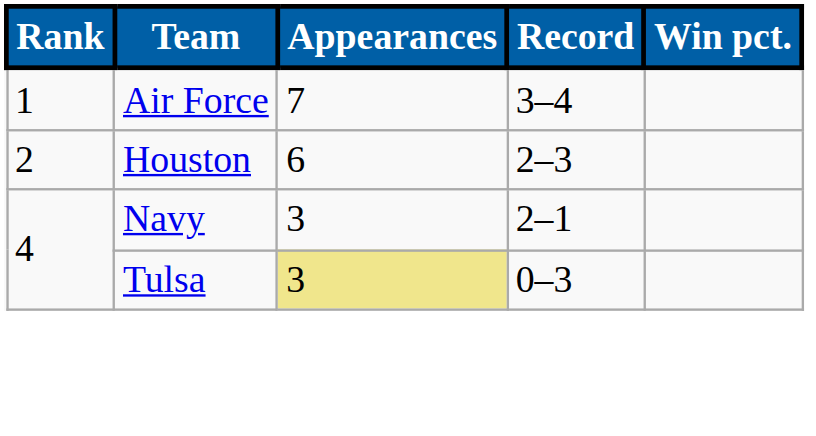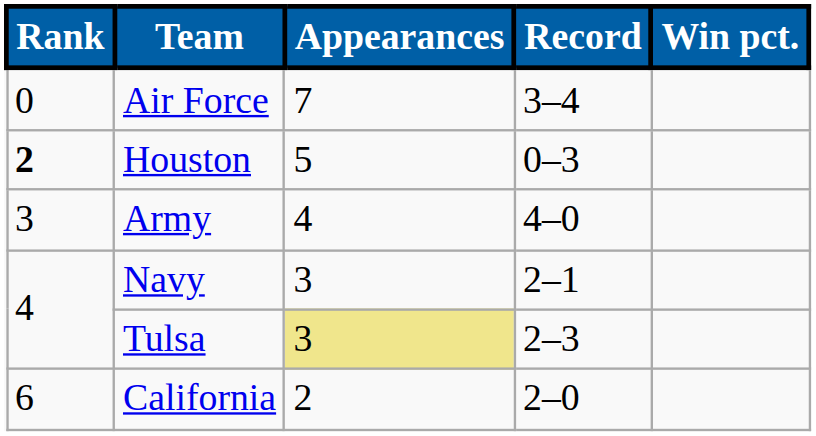(25, 99) 1 -> (25, 99) 0
(25, 158) normal -> (25, 158) bold
(296, 158) 6 -> (303, 158) 5
(544, 158) 2–3 -> (551, 158) 0–3
+ row: (167, 218)
(544, 278) 0–3 -> (551, 338) 2–3
+ row: (200, 398)
